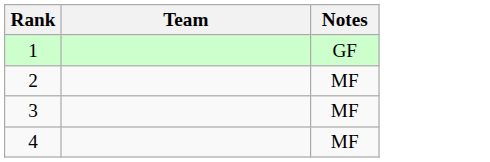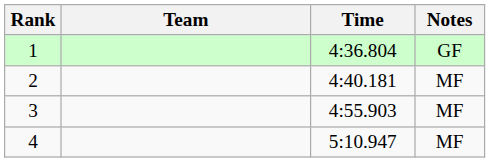+ column: (363, 19)
